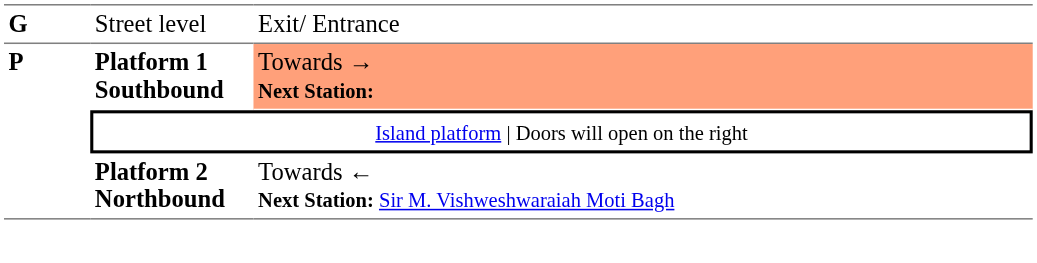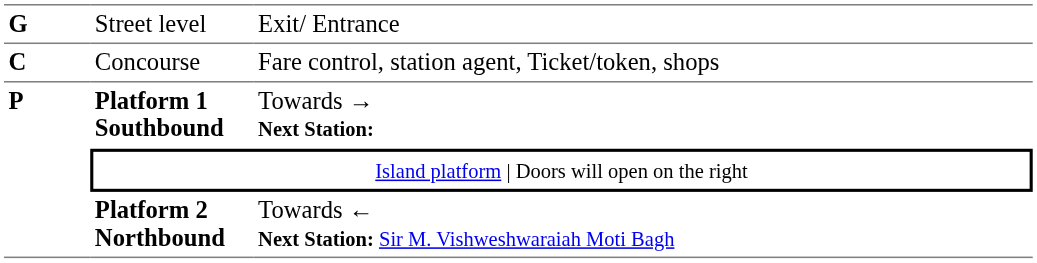+ row: (148, 62)
(316, 76) lightsalmon background -> (316, 114) no background
